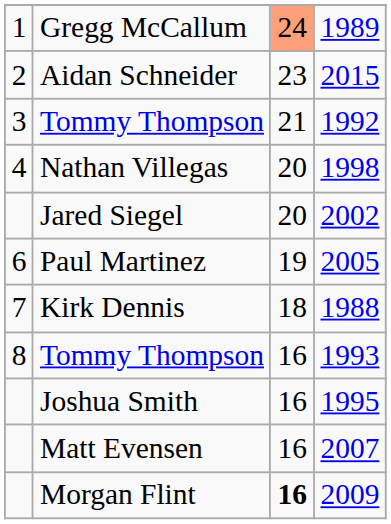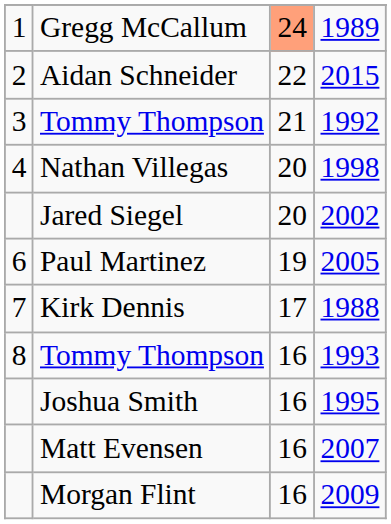(292, 74) 23 -> (292, 74) 22
(292, 307) 18 -> (292, 307) 17
(292, 494) bold -> (292, 494) normal
